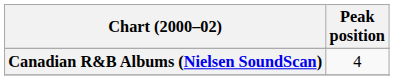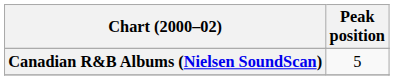(357, 61) 4 -> (357, 61) 5
